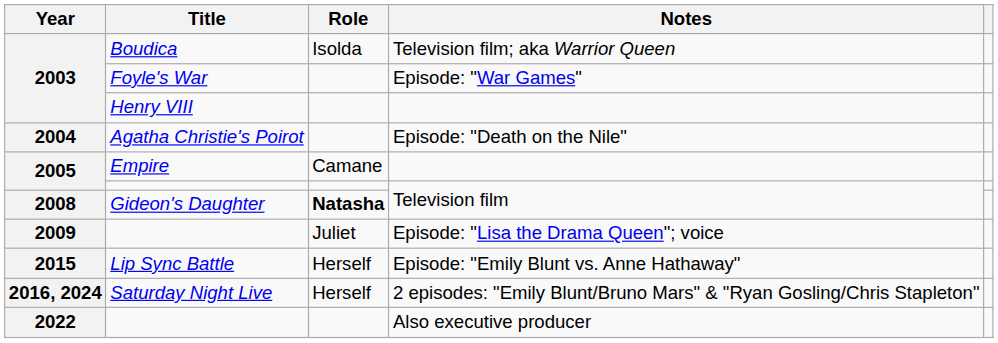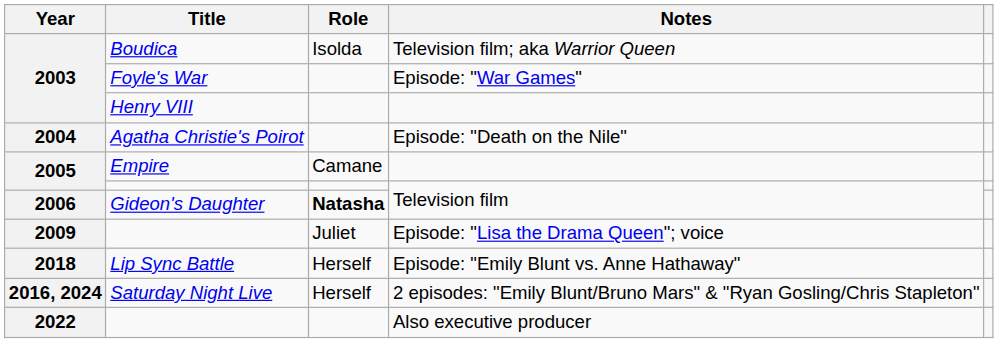(55, 204) 2008 -> (55, 204) 2006
(55, 263) 2015 -> (55, 263) 2018
